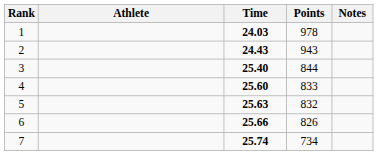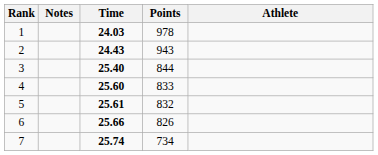columns swapped: (131, 13) <-> (352, 13)
(255, 104) 25.63 -> (111, 104) 25.61
